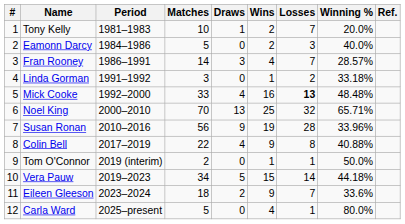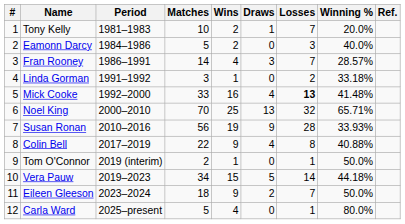columns swapped: (262, 12) <-> (229, 12)
(355, 95) 48.48% -> (355, 95) 41.48%
(355, 128) 33.96% -> (355, 128) 33.93%
(358, 194) 33.6% -> (358, 194) 50.0%
